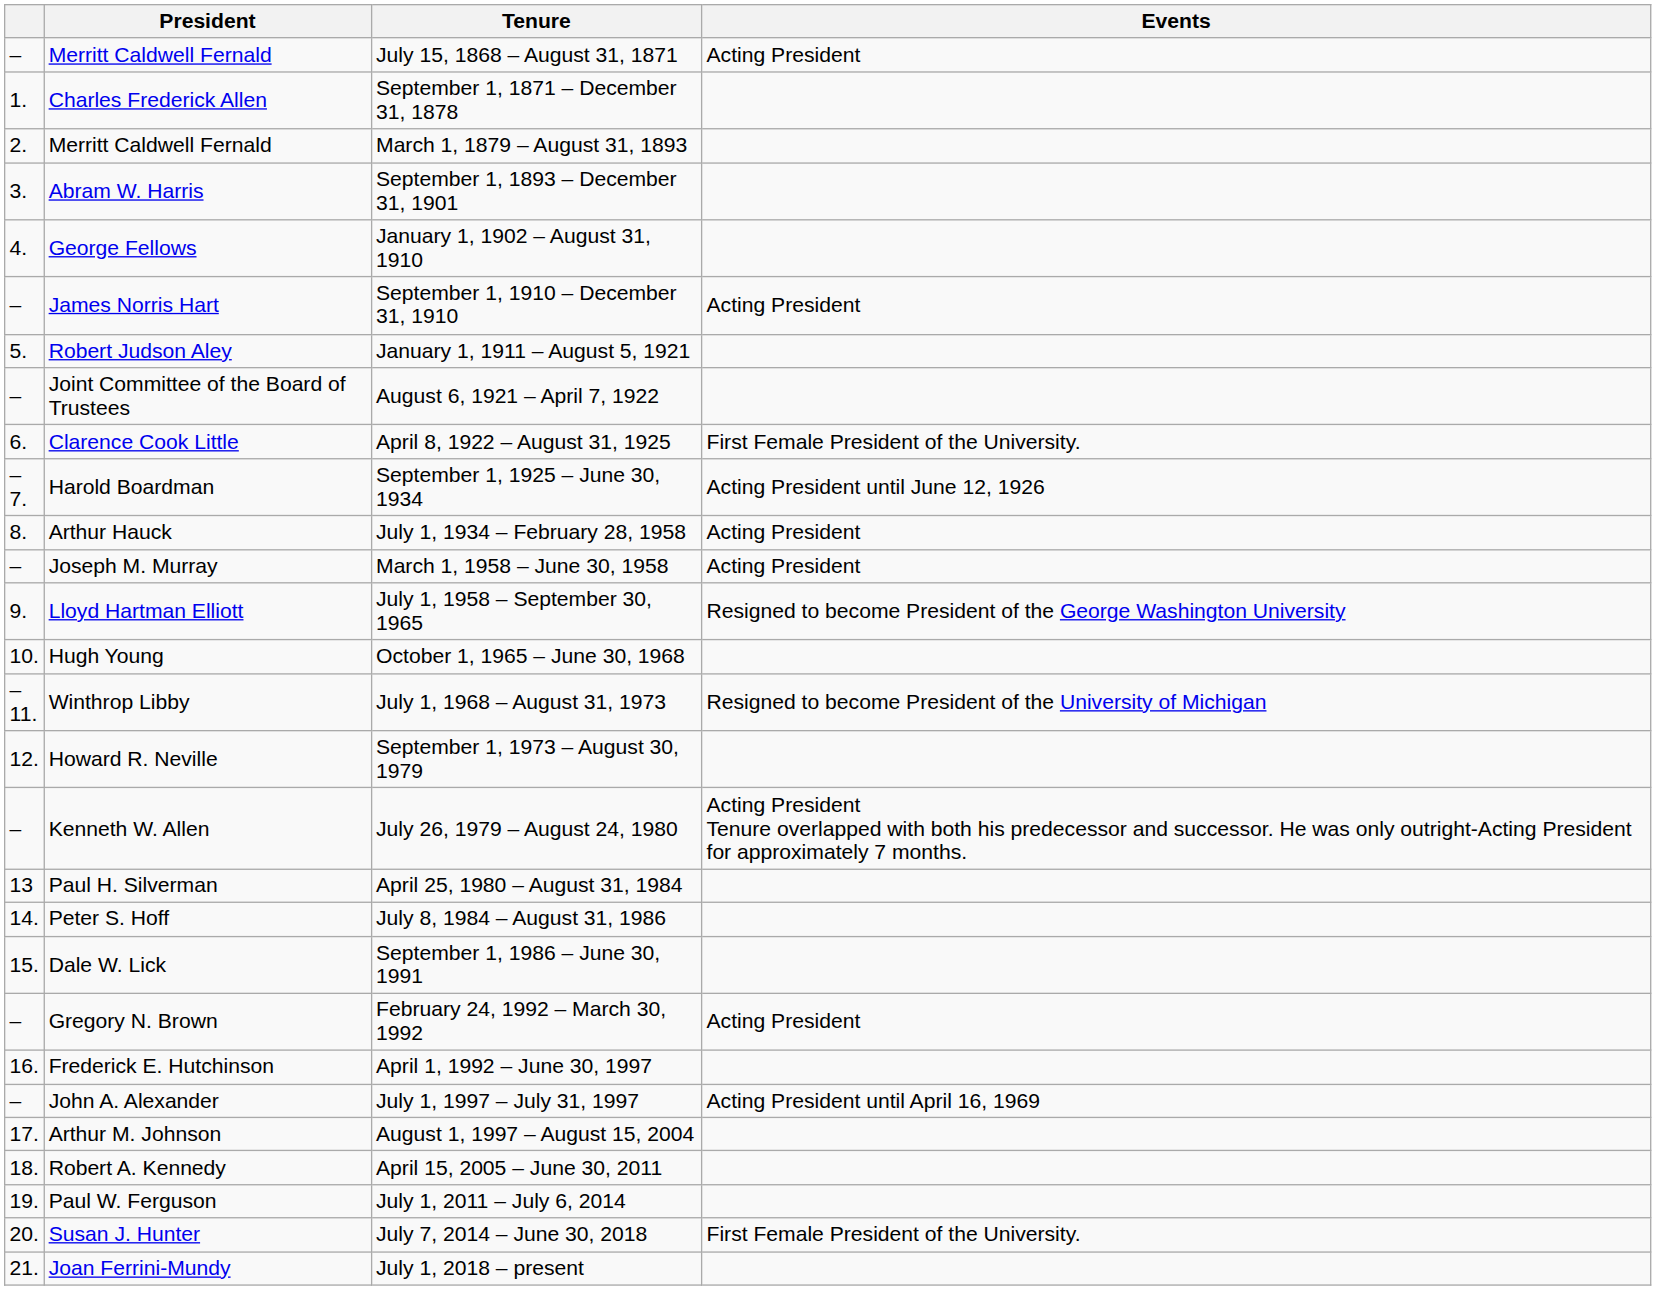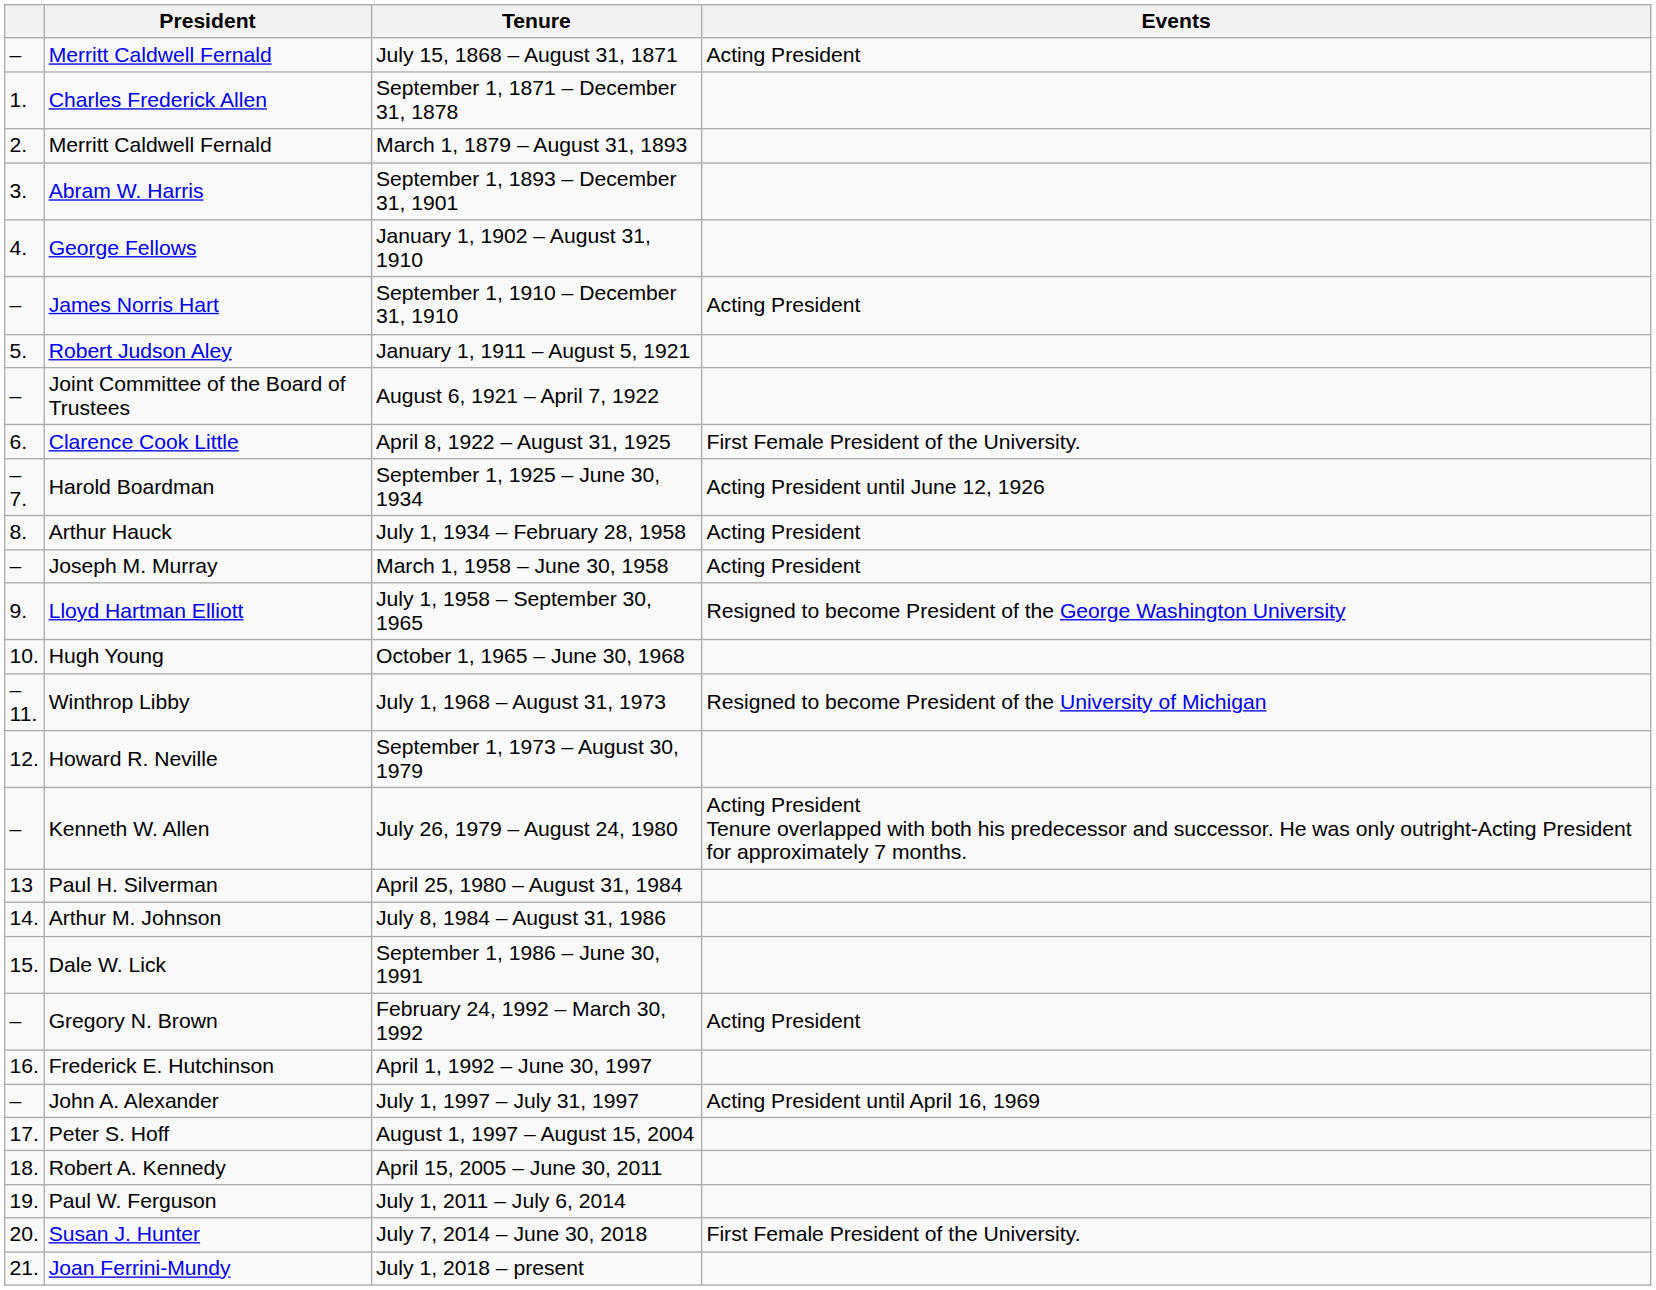(109, 919) Peter S. Hoff -> (135, 919) Arthur M. Johnson
(135, 1134) Arthur M. Johnson -> (109, 1134) Peter S. Hoff
